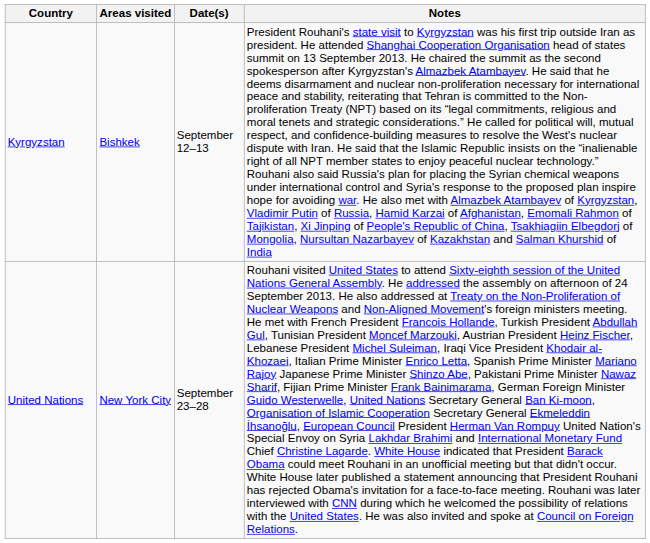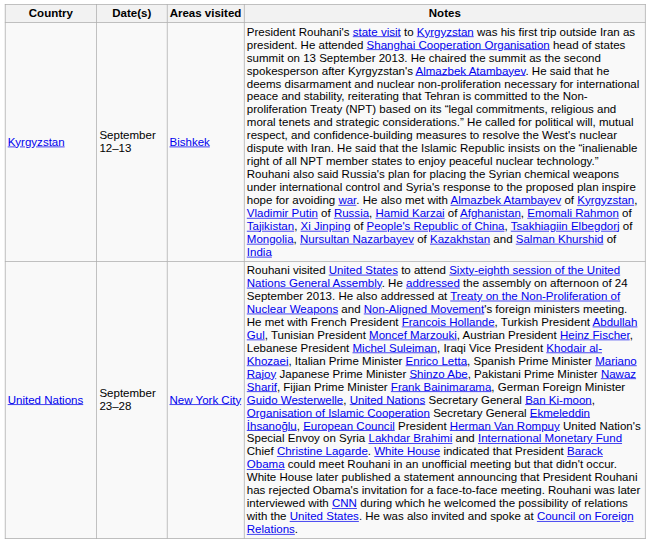columns swapped: (135, 13) <-> (209, 13)
